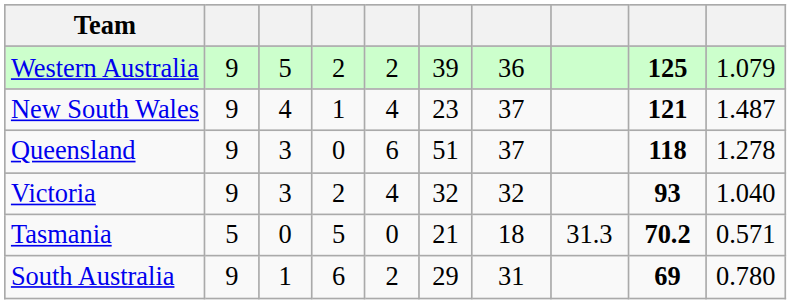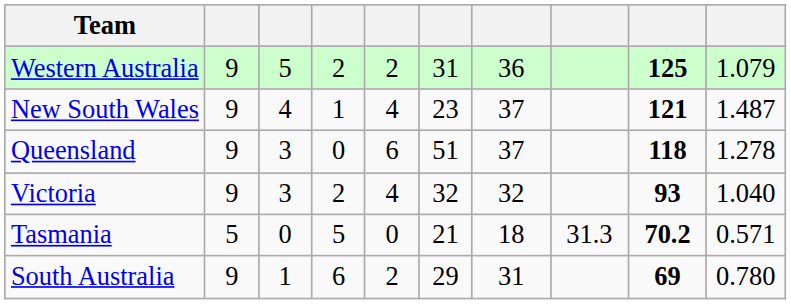(445, 67) 39 -> (445, 67) 31
